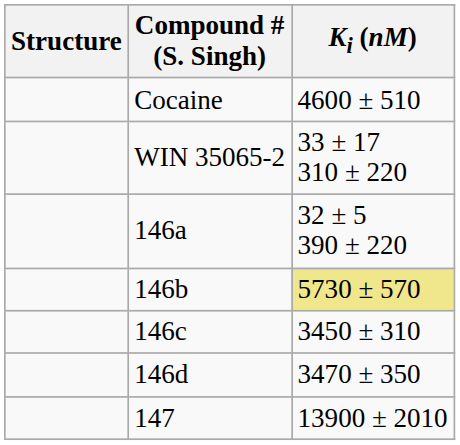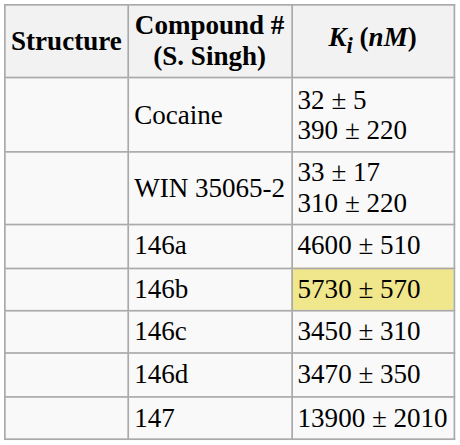(359, 99) 4600 ± 510 -> (352, 114) 32 ± 5 390 ± 220
(352, 230) 32 ± 5 390 ± 220 -> (359, 245) 4600 ± 510
